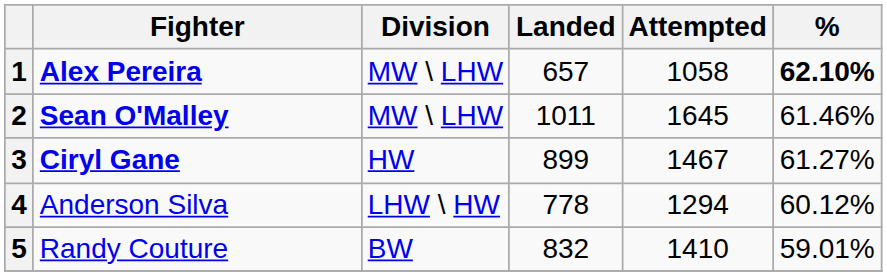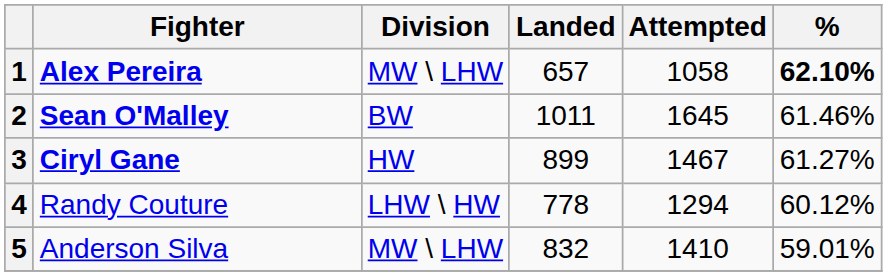(435, 115) MW \ LHW -> (390, 115) BW
(134, 204) Anderson Silva -> (134, 204) Randy Couture
(134, 248) Randy Couture -> (134, 248) Anderson Silva
(390, 248) BW -> (435, 248) MW \ LHW
